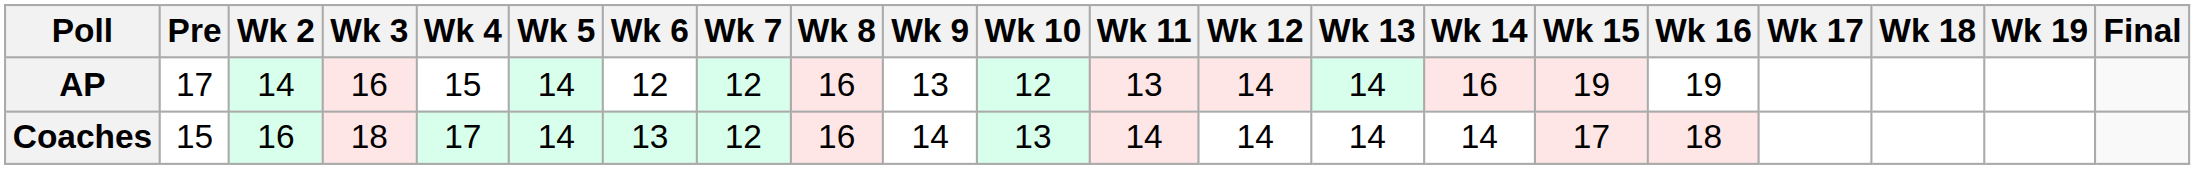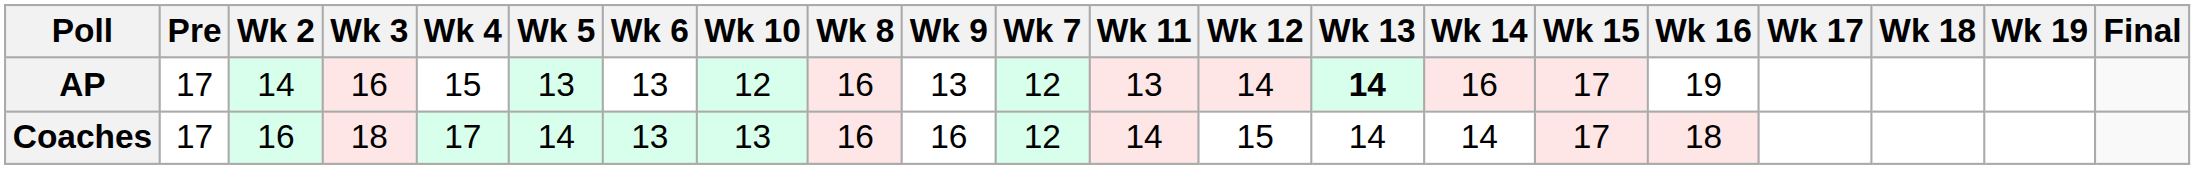columns swapped: (743, 31) <-> (1033, 31)
(556, 84) 14 -> (556, 84) 13
(650, 84) 12 -> (650, 84) 13
(1367, 84) normal -> (1367, 84) bold
(1591, 84) 19 -> (1591, 84) 17
(195, 137) 15 -> (195, 137) 17
(930, 137) 14 -> (949, 137) 16
(1255, 137) 14 -> (1255, 137) 15
